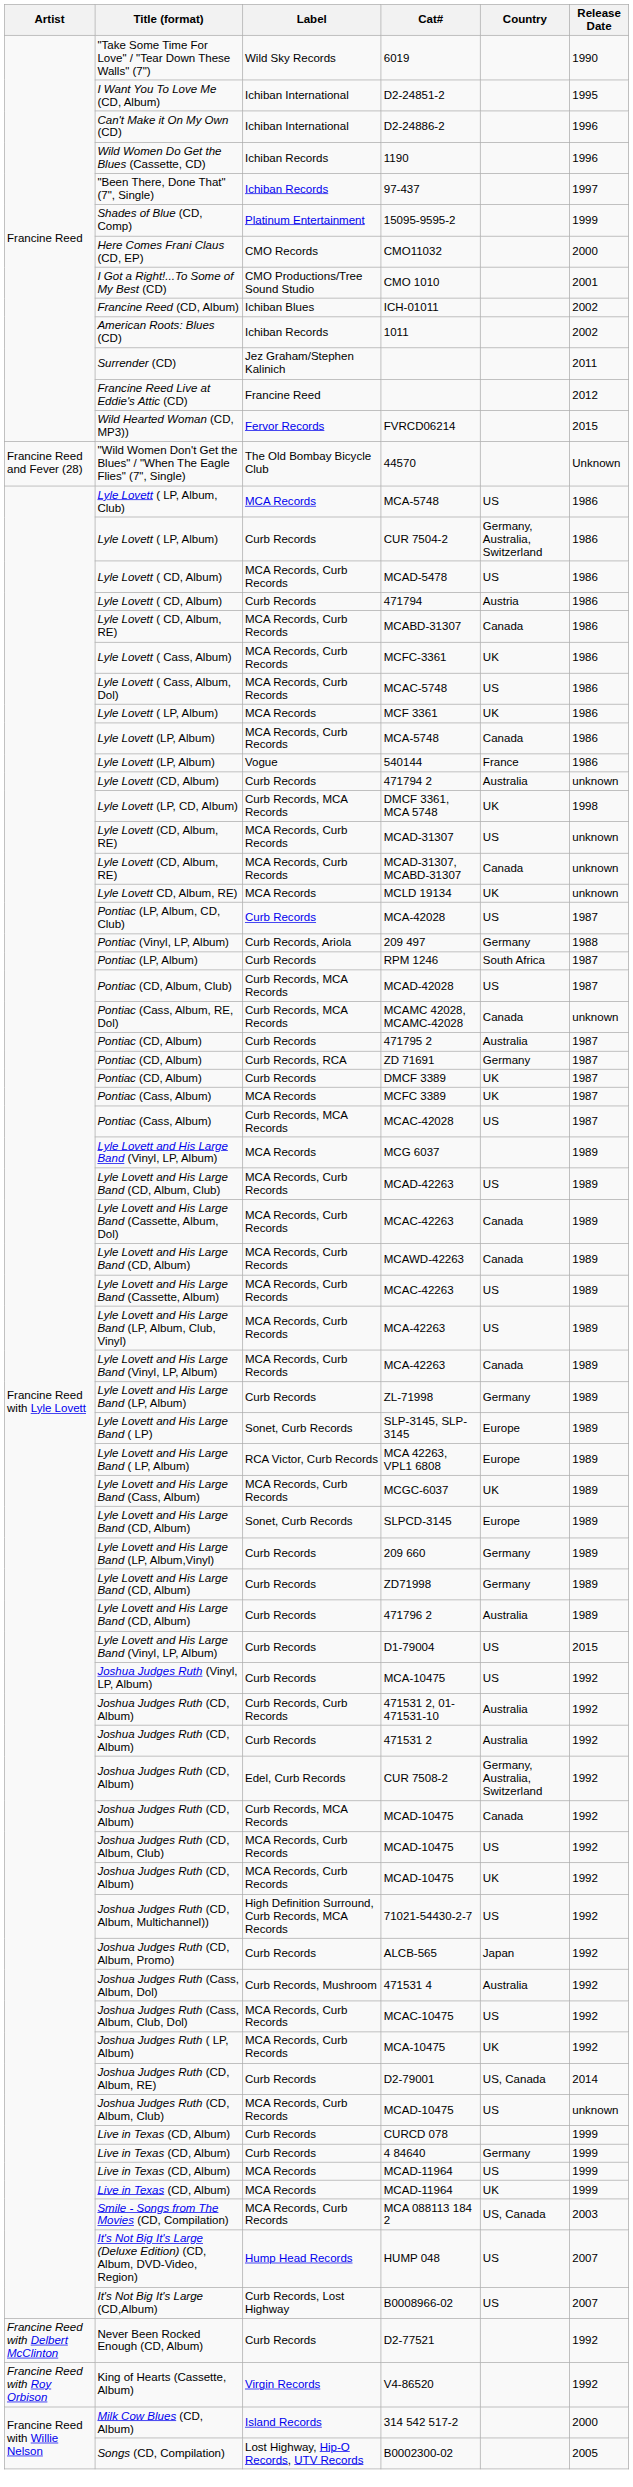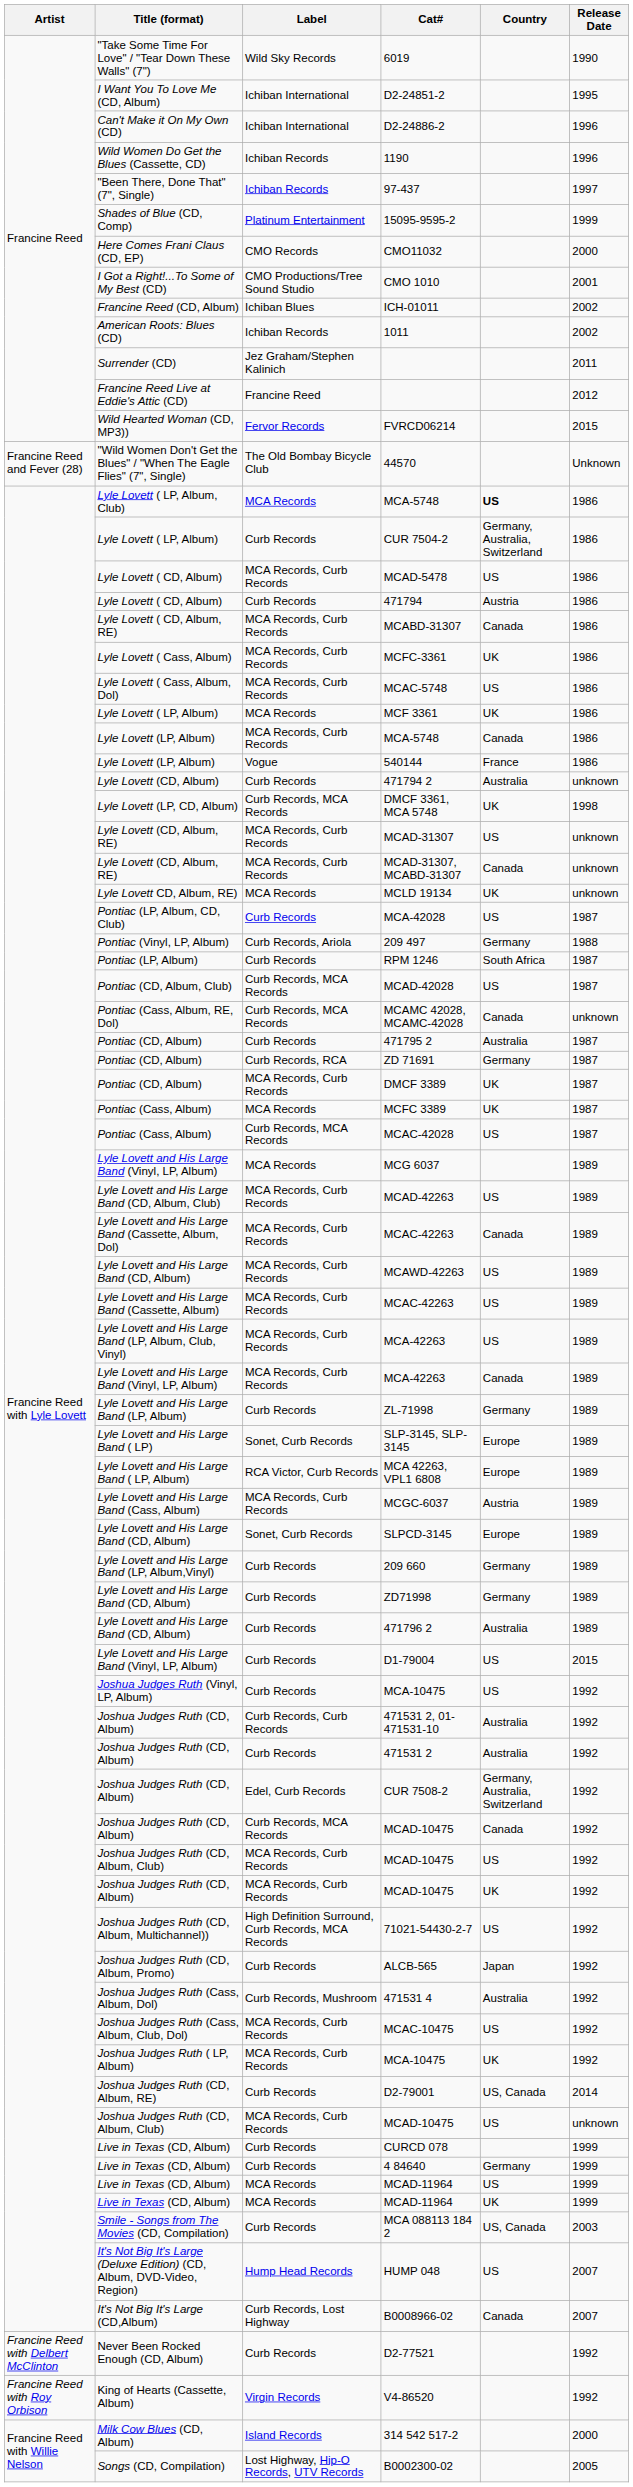(491, 501) normal -> (491, 501) bold
(281, 1078) Curb Records -> (296, 1084) MCA Records, Curb Records
(503, 1259) Canada -> (491, 1272) US
(491, 1490) UK -> (501, 1503) Austria
(296, 2214) MCA Records, Curb Records -> (281, 2227) Curb Records
(491, 2302) US -> (503, 2315) Canada
